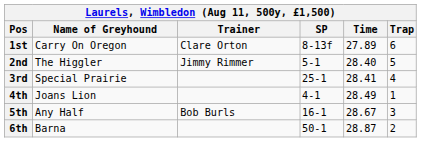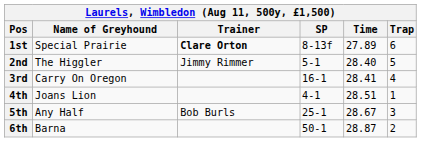(81, 46) Carry On Oregon -> (81, 46) Special Prairie
(214, 46) normal -> (214, 46) bold
(81, 79) Special Prairie -> (81, 79) Carry On Oregon
(314, 79) 25-1 -> (314, 79) 16-1
(361, 95) 28.49 -> (361, 95) 28.51
(314, 112) 16-1 -> (314, 112) 25-1
